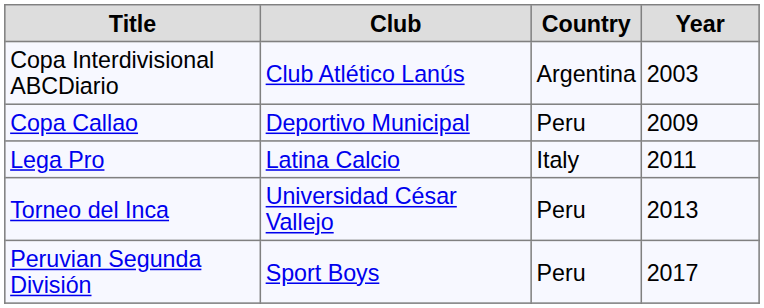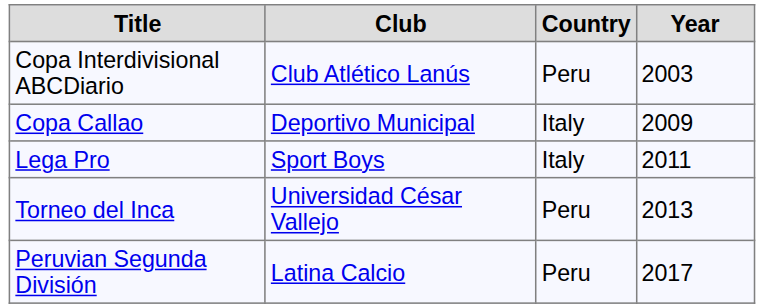(586, 73) Argentina -> (566, 73) Peru
(561, 123) Peru -> (563, 123) Italy
(333, 159) Latina Calcio -> (328, 159) Sport Boys
(322, 272) Sport Boys -> (338, 272) Latina Calcio
